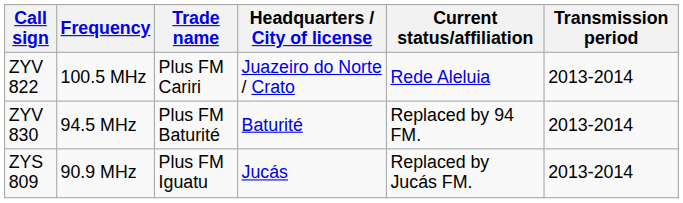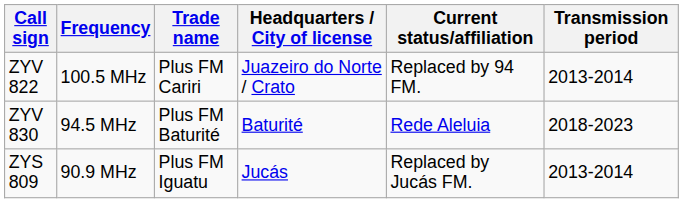(440, 76) Rede Aleluia -> (452, 76) Replaced by 94 FM.
(452, 124) Replaced by 94 FM. -> (440, 124) Rede Aleluia
(591, 124) 2013-2014 -> (591, 124) 2018-2023
